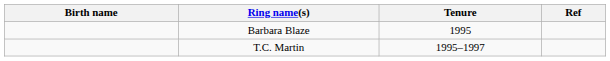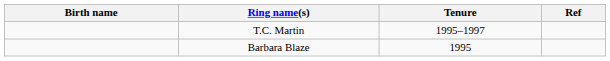rows swapped: (279, 30) <-> (279, 47)
